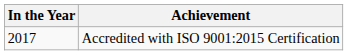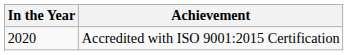(22, 38) 2017 -> (22, 38) 2020
